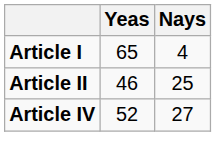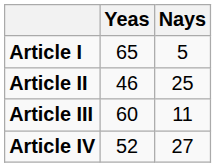(182, 51) 4 -> (182, 51) 5
+ row: (51, 114)
